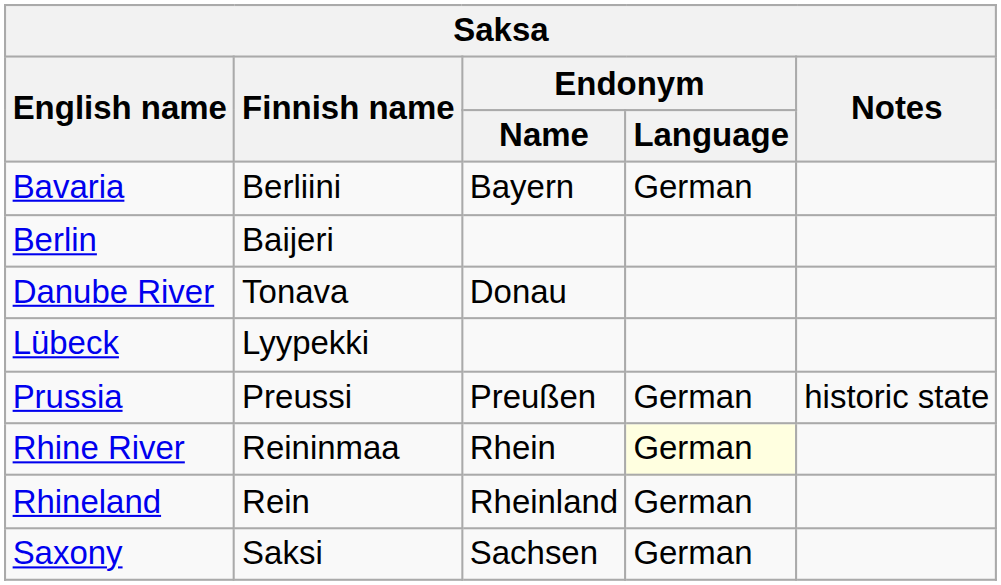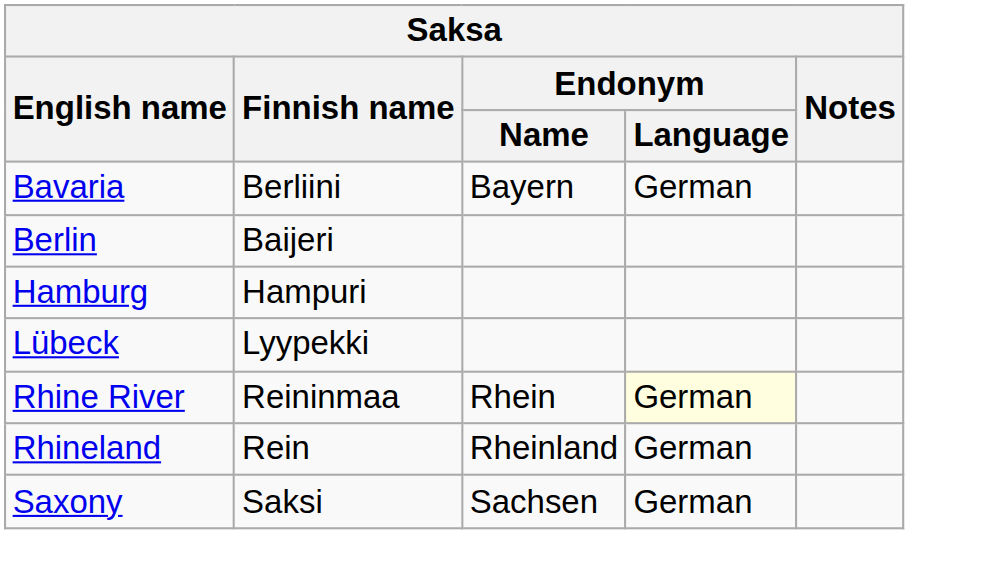- row: (113, 291)
+ row: (80, 291)
- row: (68, 396)
